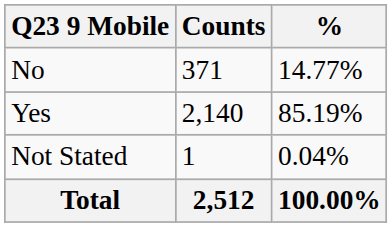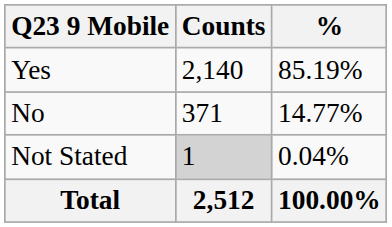rows swapped: (31, 112) <-> (28, 69)
(189, 156) no background -> (189, 156) lightgrey background
